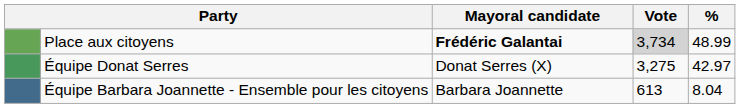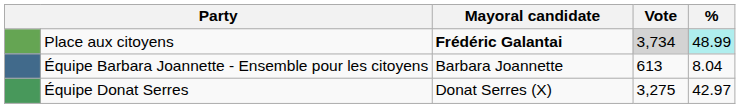(712, 41) no background -> (712, 41) paleturquoise background
rows swapped: (116, 66) <-> (236, 90)
